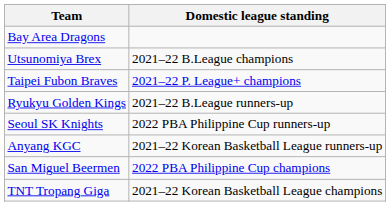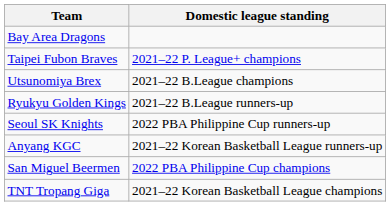rows swapped: (62, 81) <-> (54, 59)
